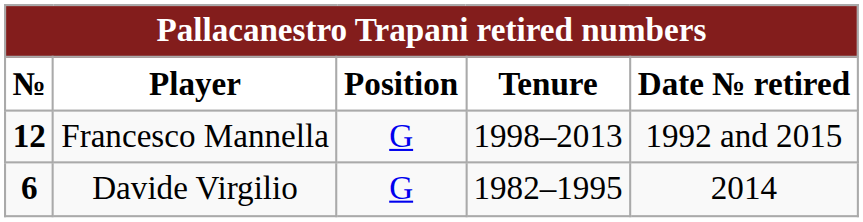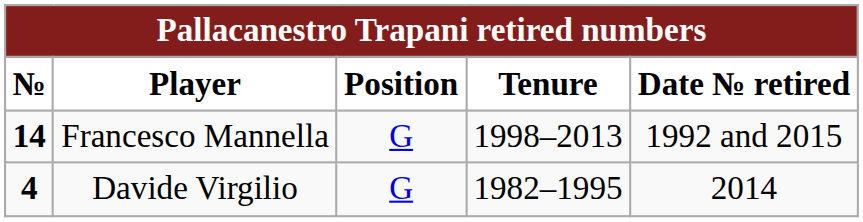(29, 135) 12 -> (29, 135) 14
(29, 188) 6 -> (29, 188) 4
